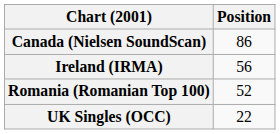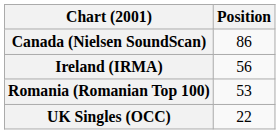(244, 91) 52 -> (244, 91) 53
